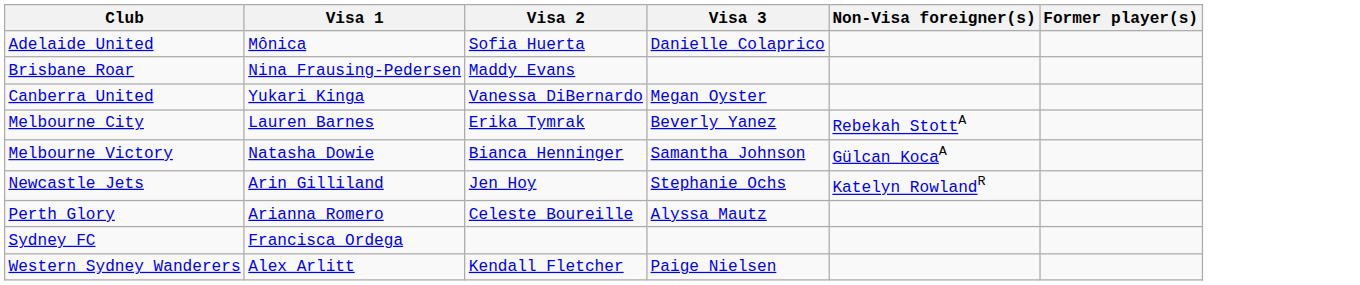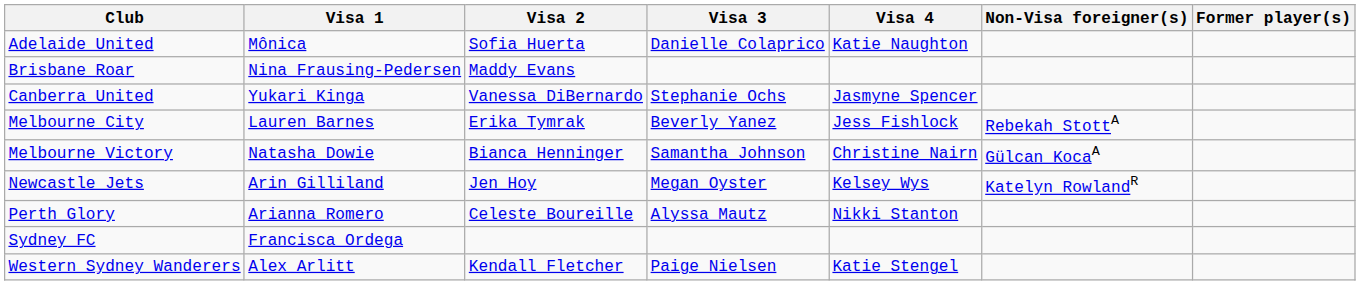+ column: (905, 18)
(709, 97) Megan Oyster -> (718, 97) Stephanie Ochs
(718, 184) Stephanie Ochs -> (709, 184) Megan Oyster
